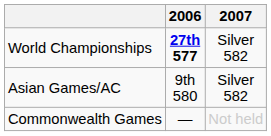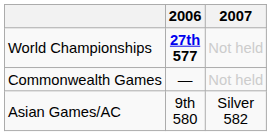(236, 48) Silver 582 -> (236, 48) Not held
rows swapped: (64, 88) <-> (85, 119)
